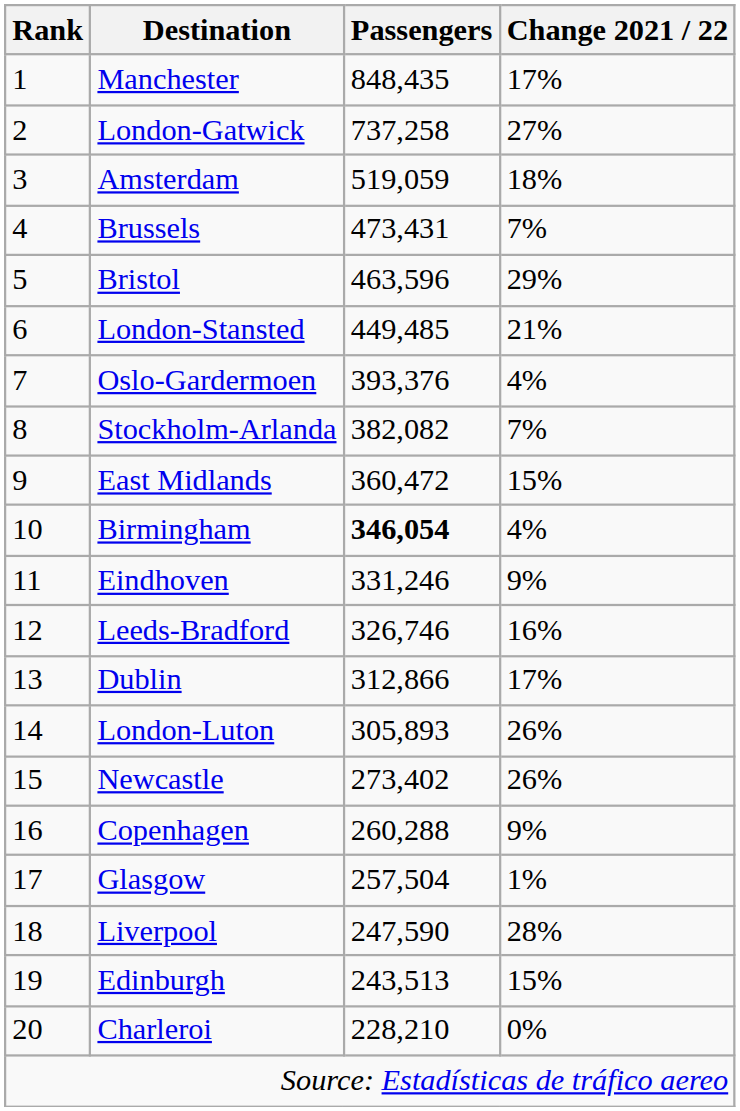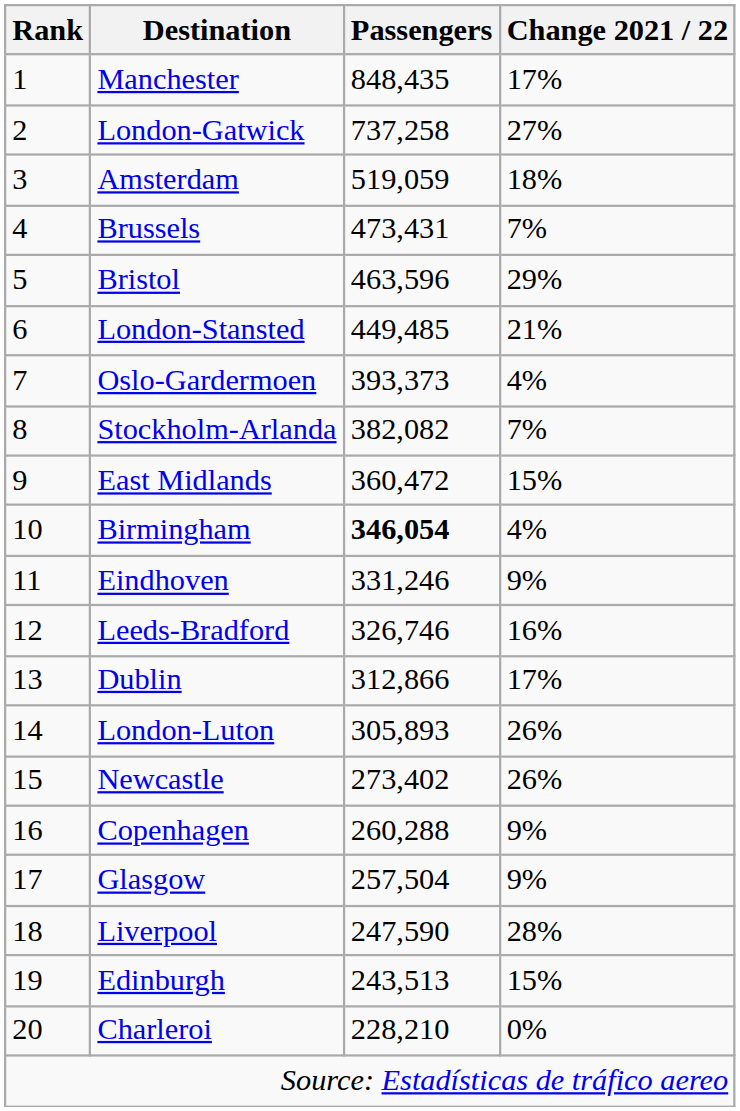(400, 379) 393,376 -> (400, 379) 393,373
(527, 879) 1% -> (527, 879) 9%
